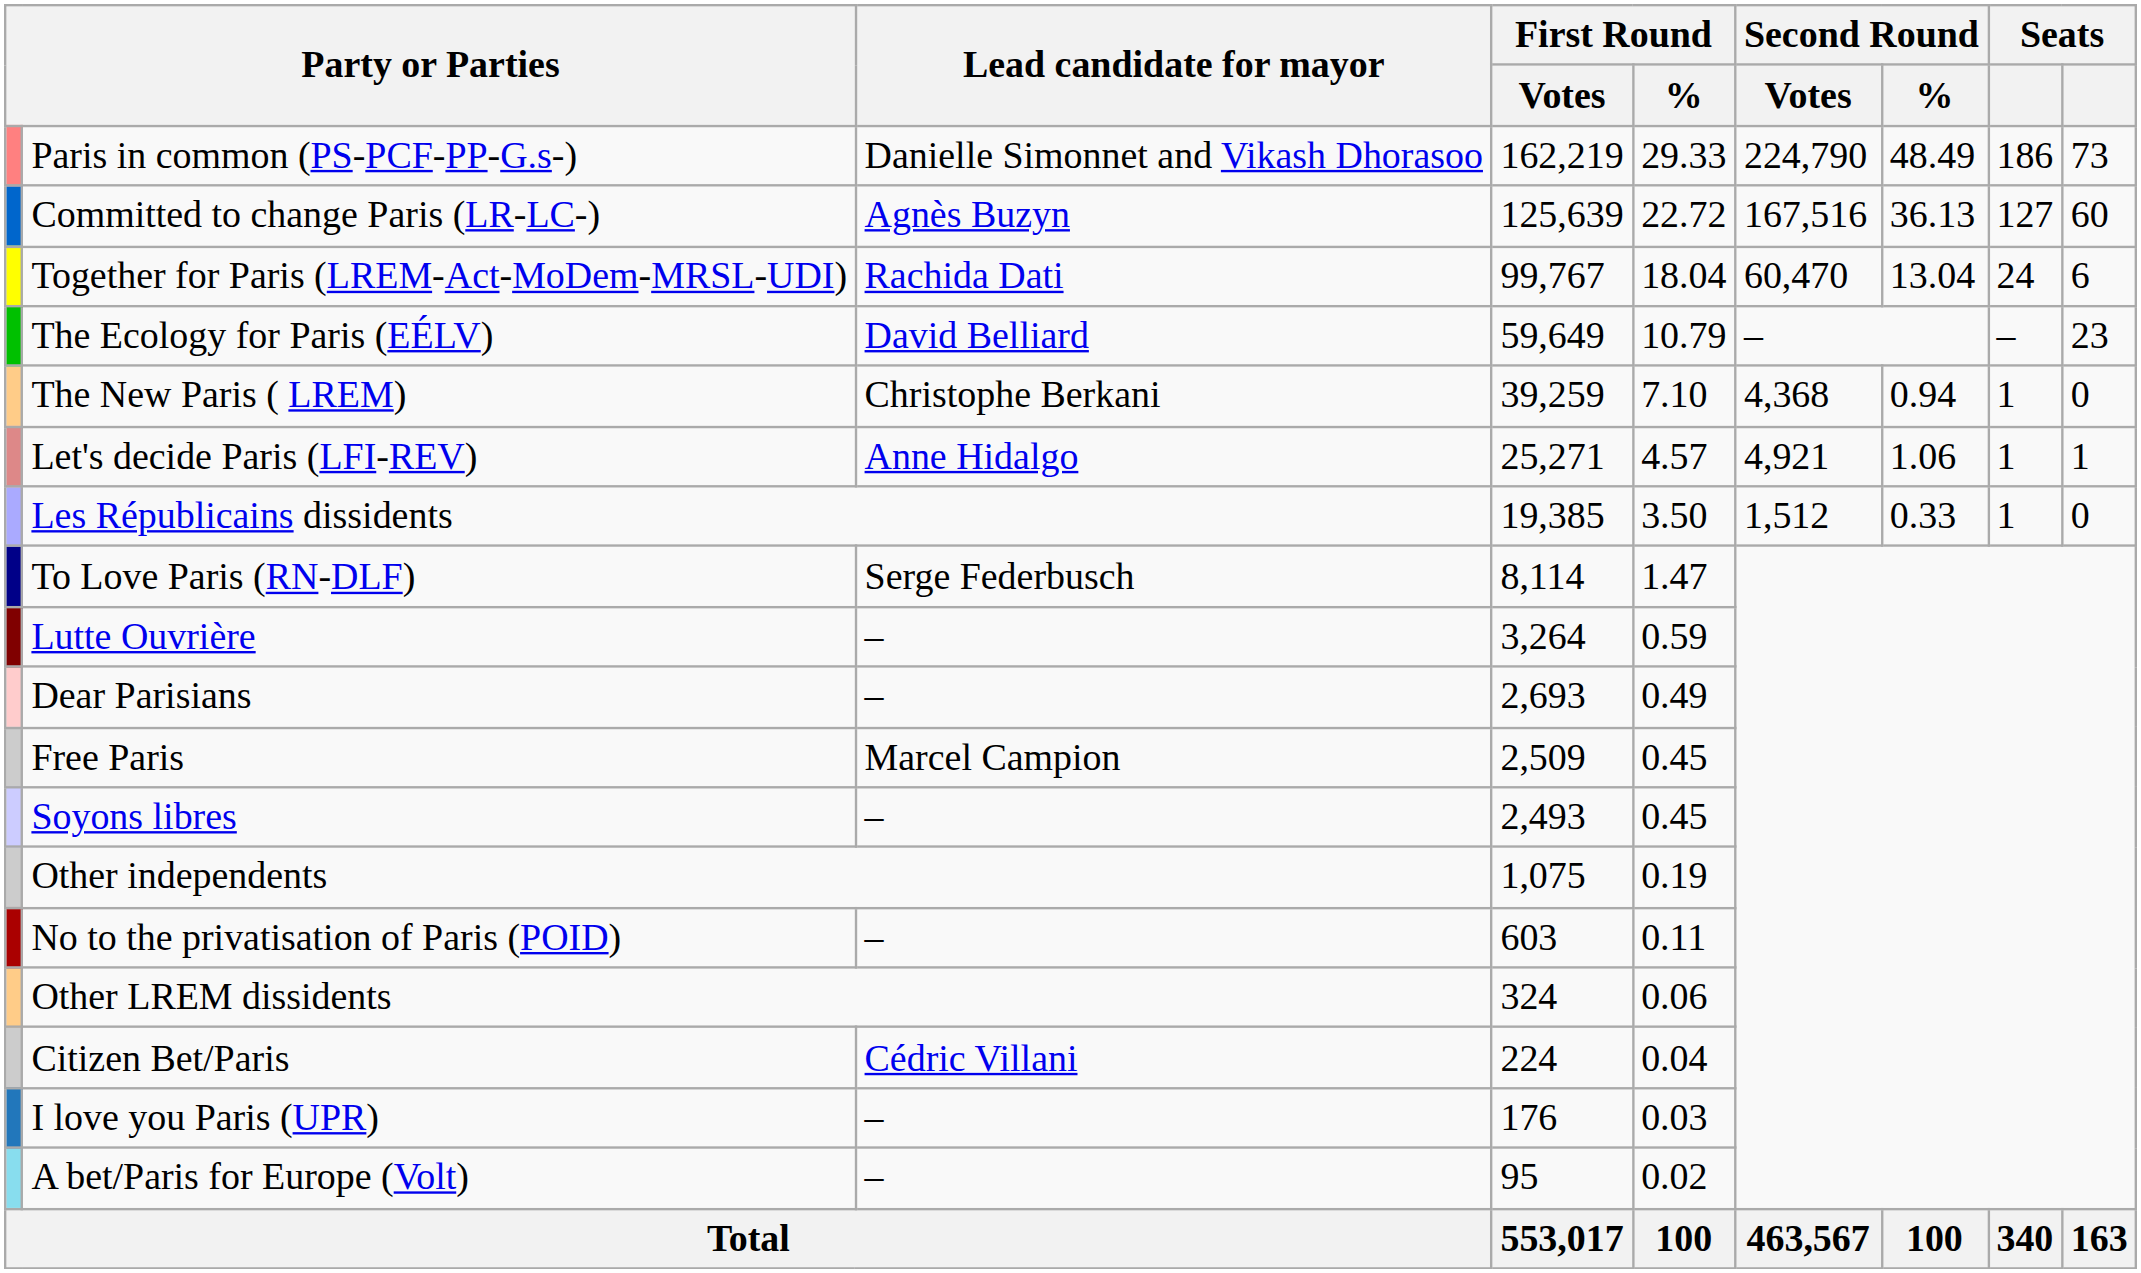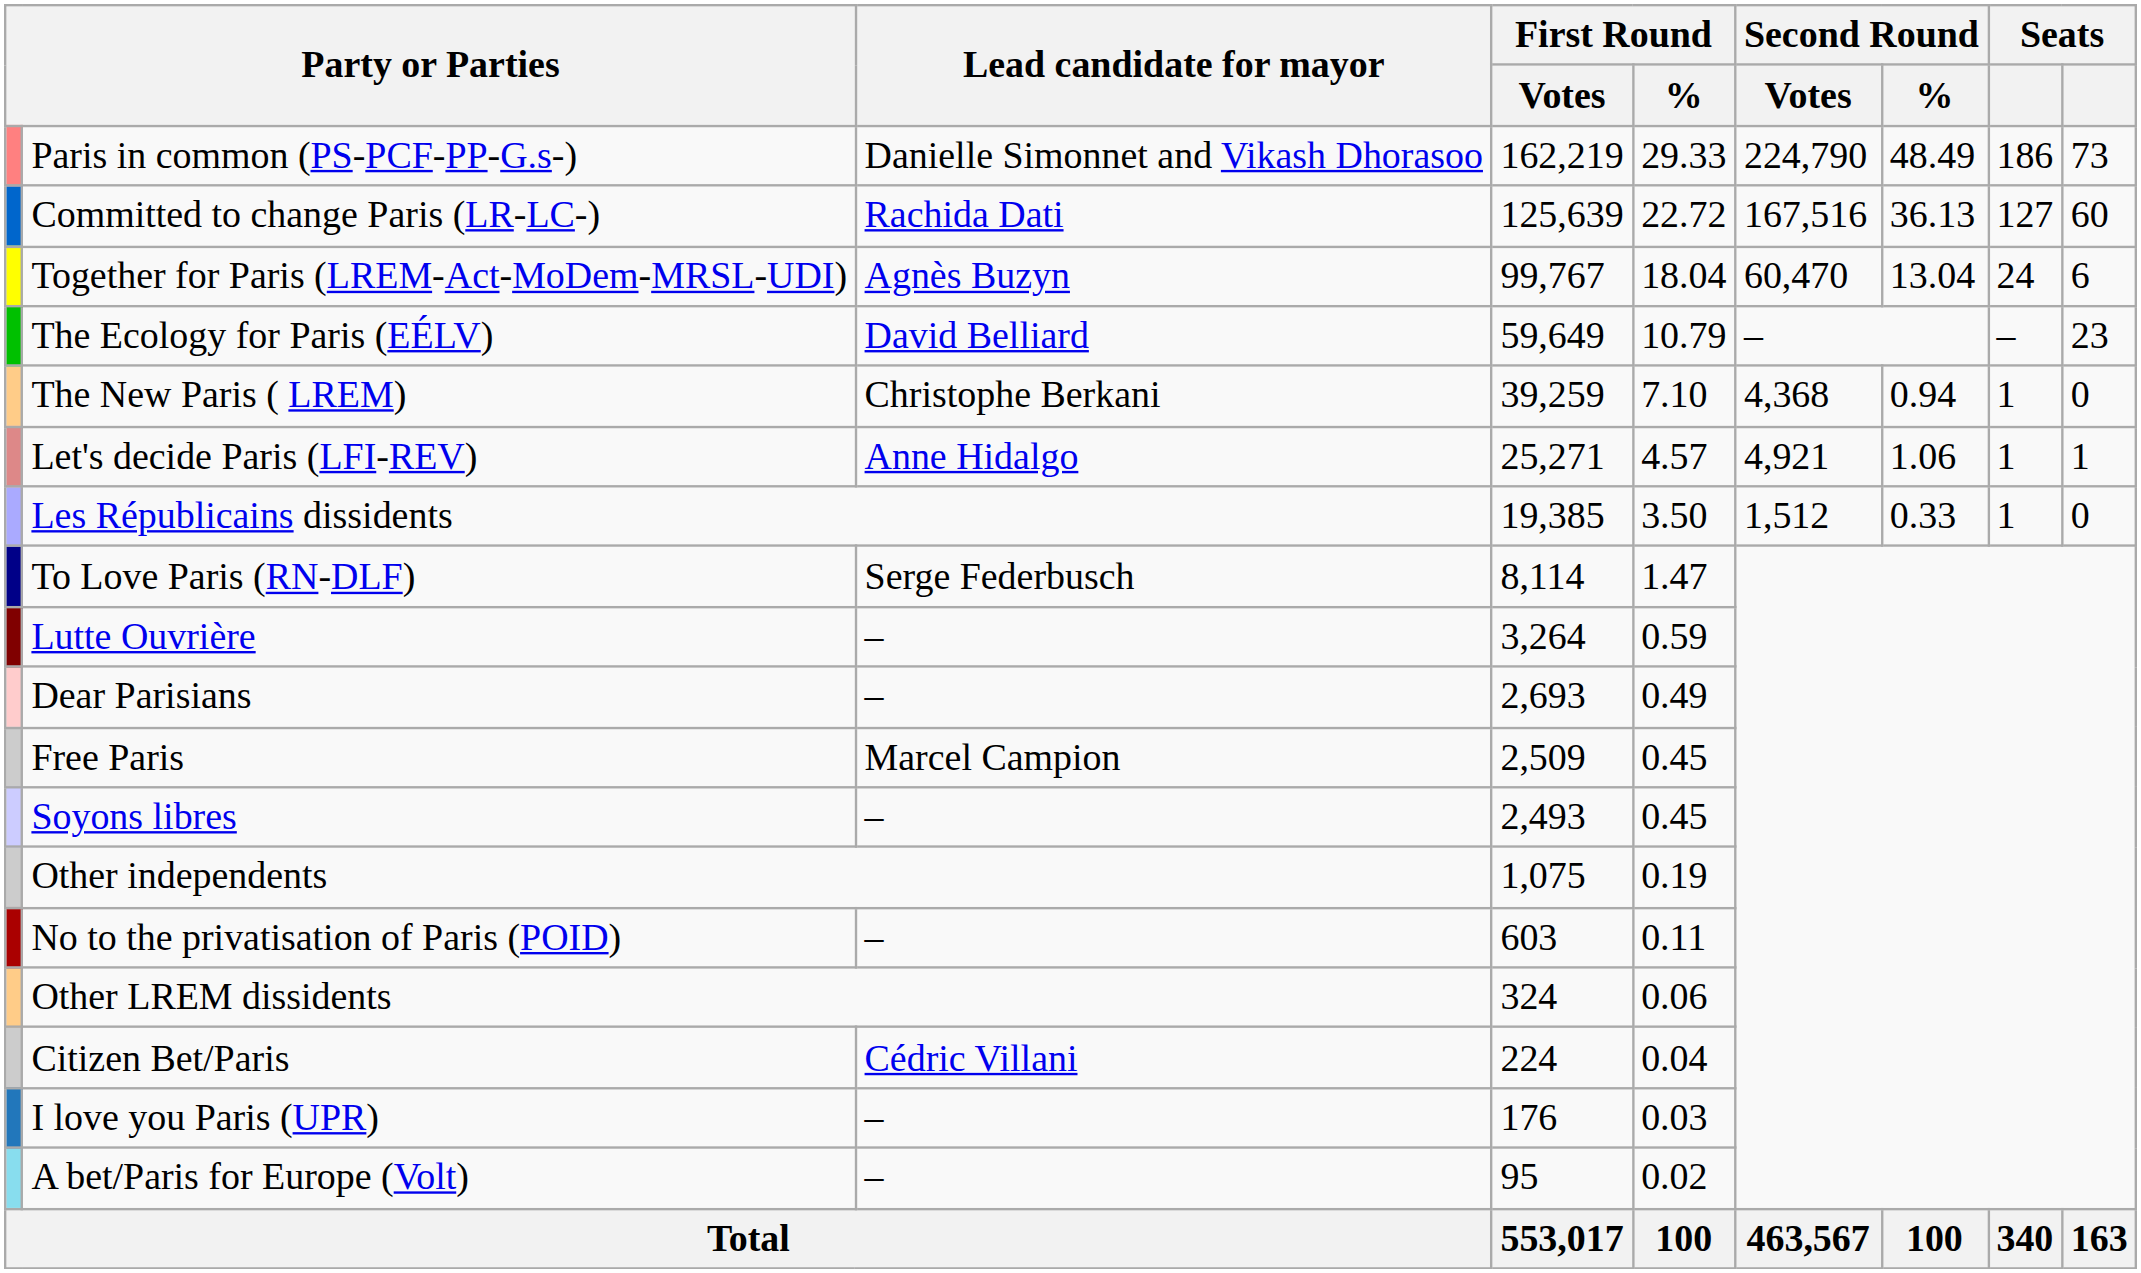(967, 214) Agnès Buzyn -> (964, 214) Rachida Dati
(964, 275) Rachida Dati -> (967, 275) Agnès Buzyn
